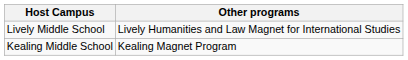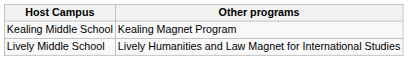rows swapped: (60, 47) <-> (56, 30)
